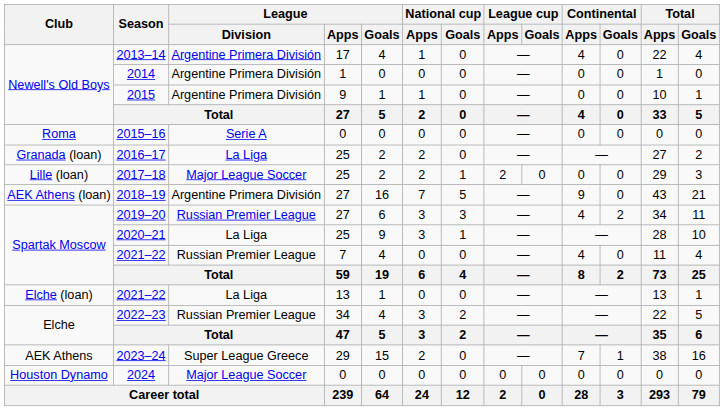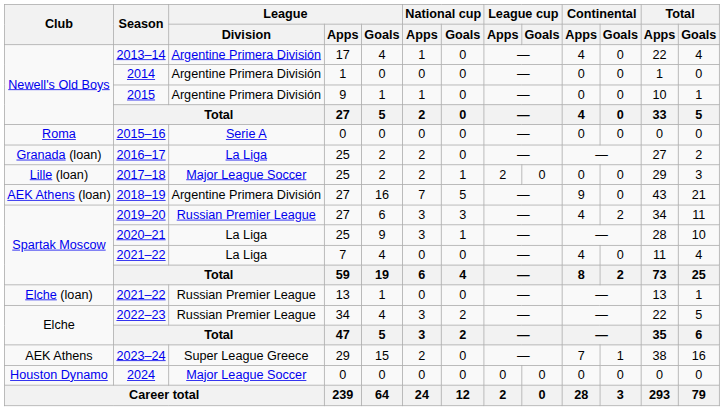(246, 255) Russian Premier League -> (246, 255) La Liga
(246, 295) La Liga -> (246, 295) Russian Premier League
